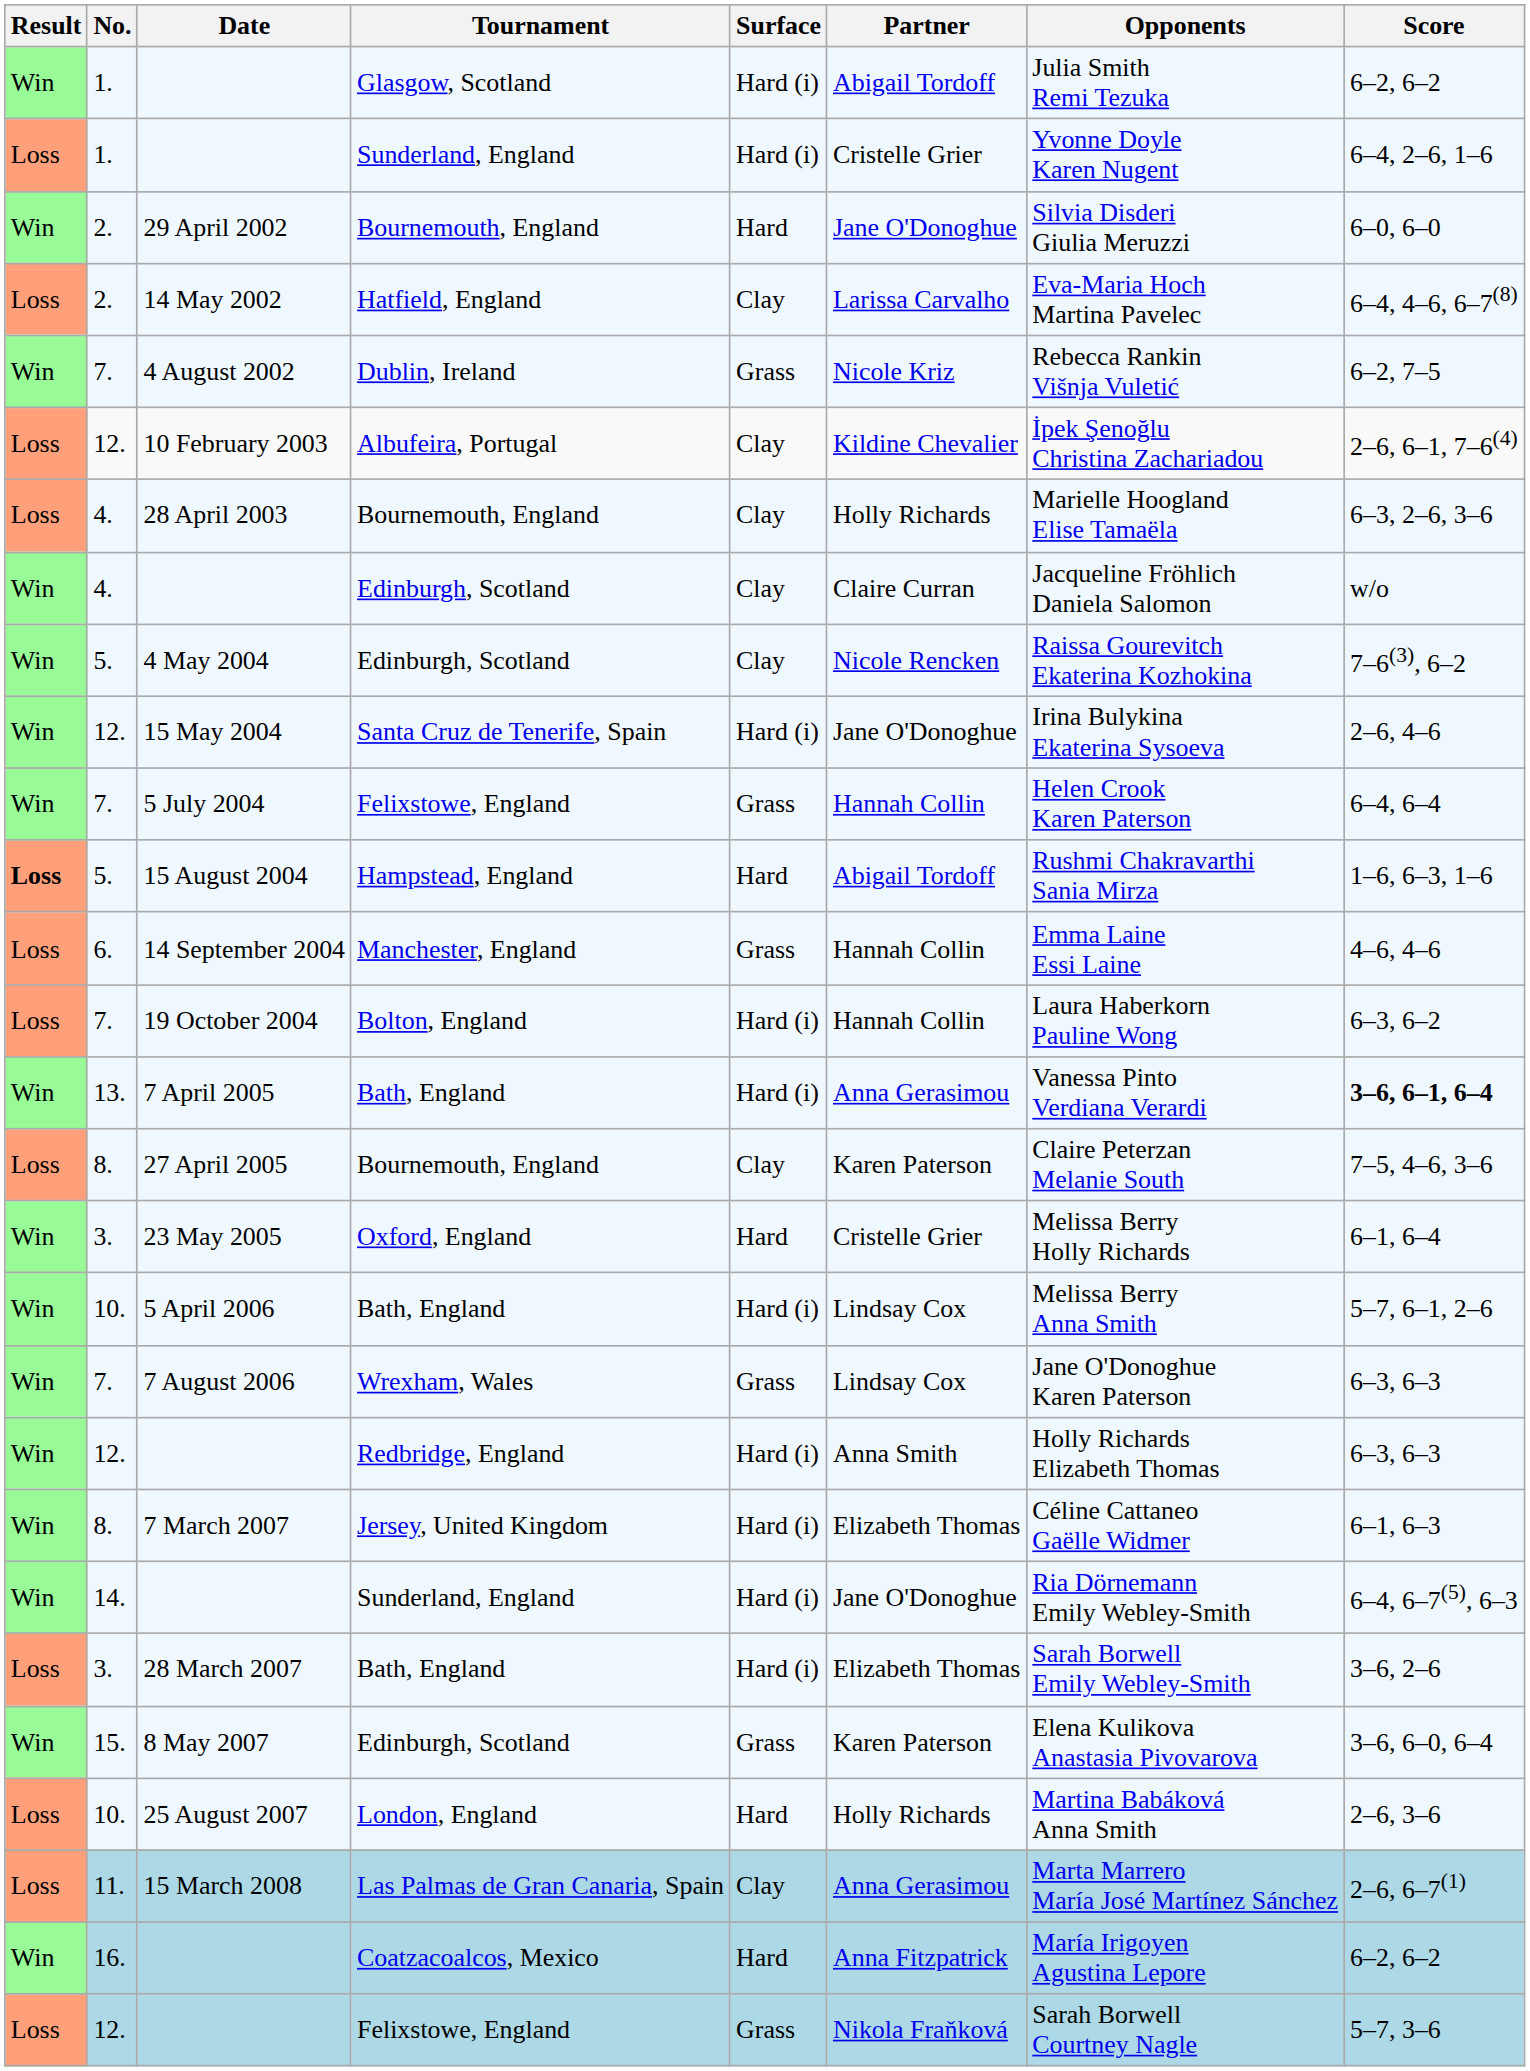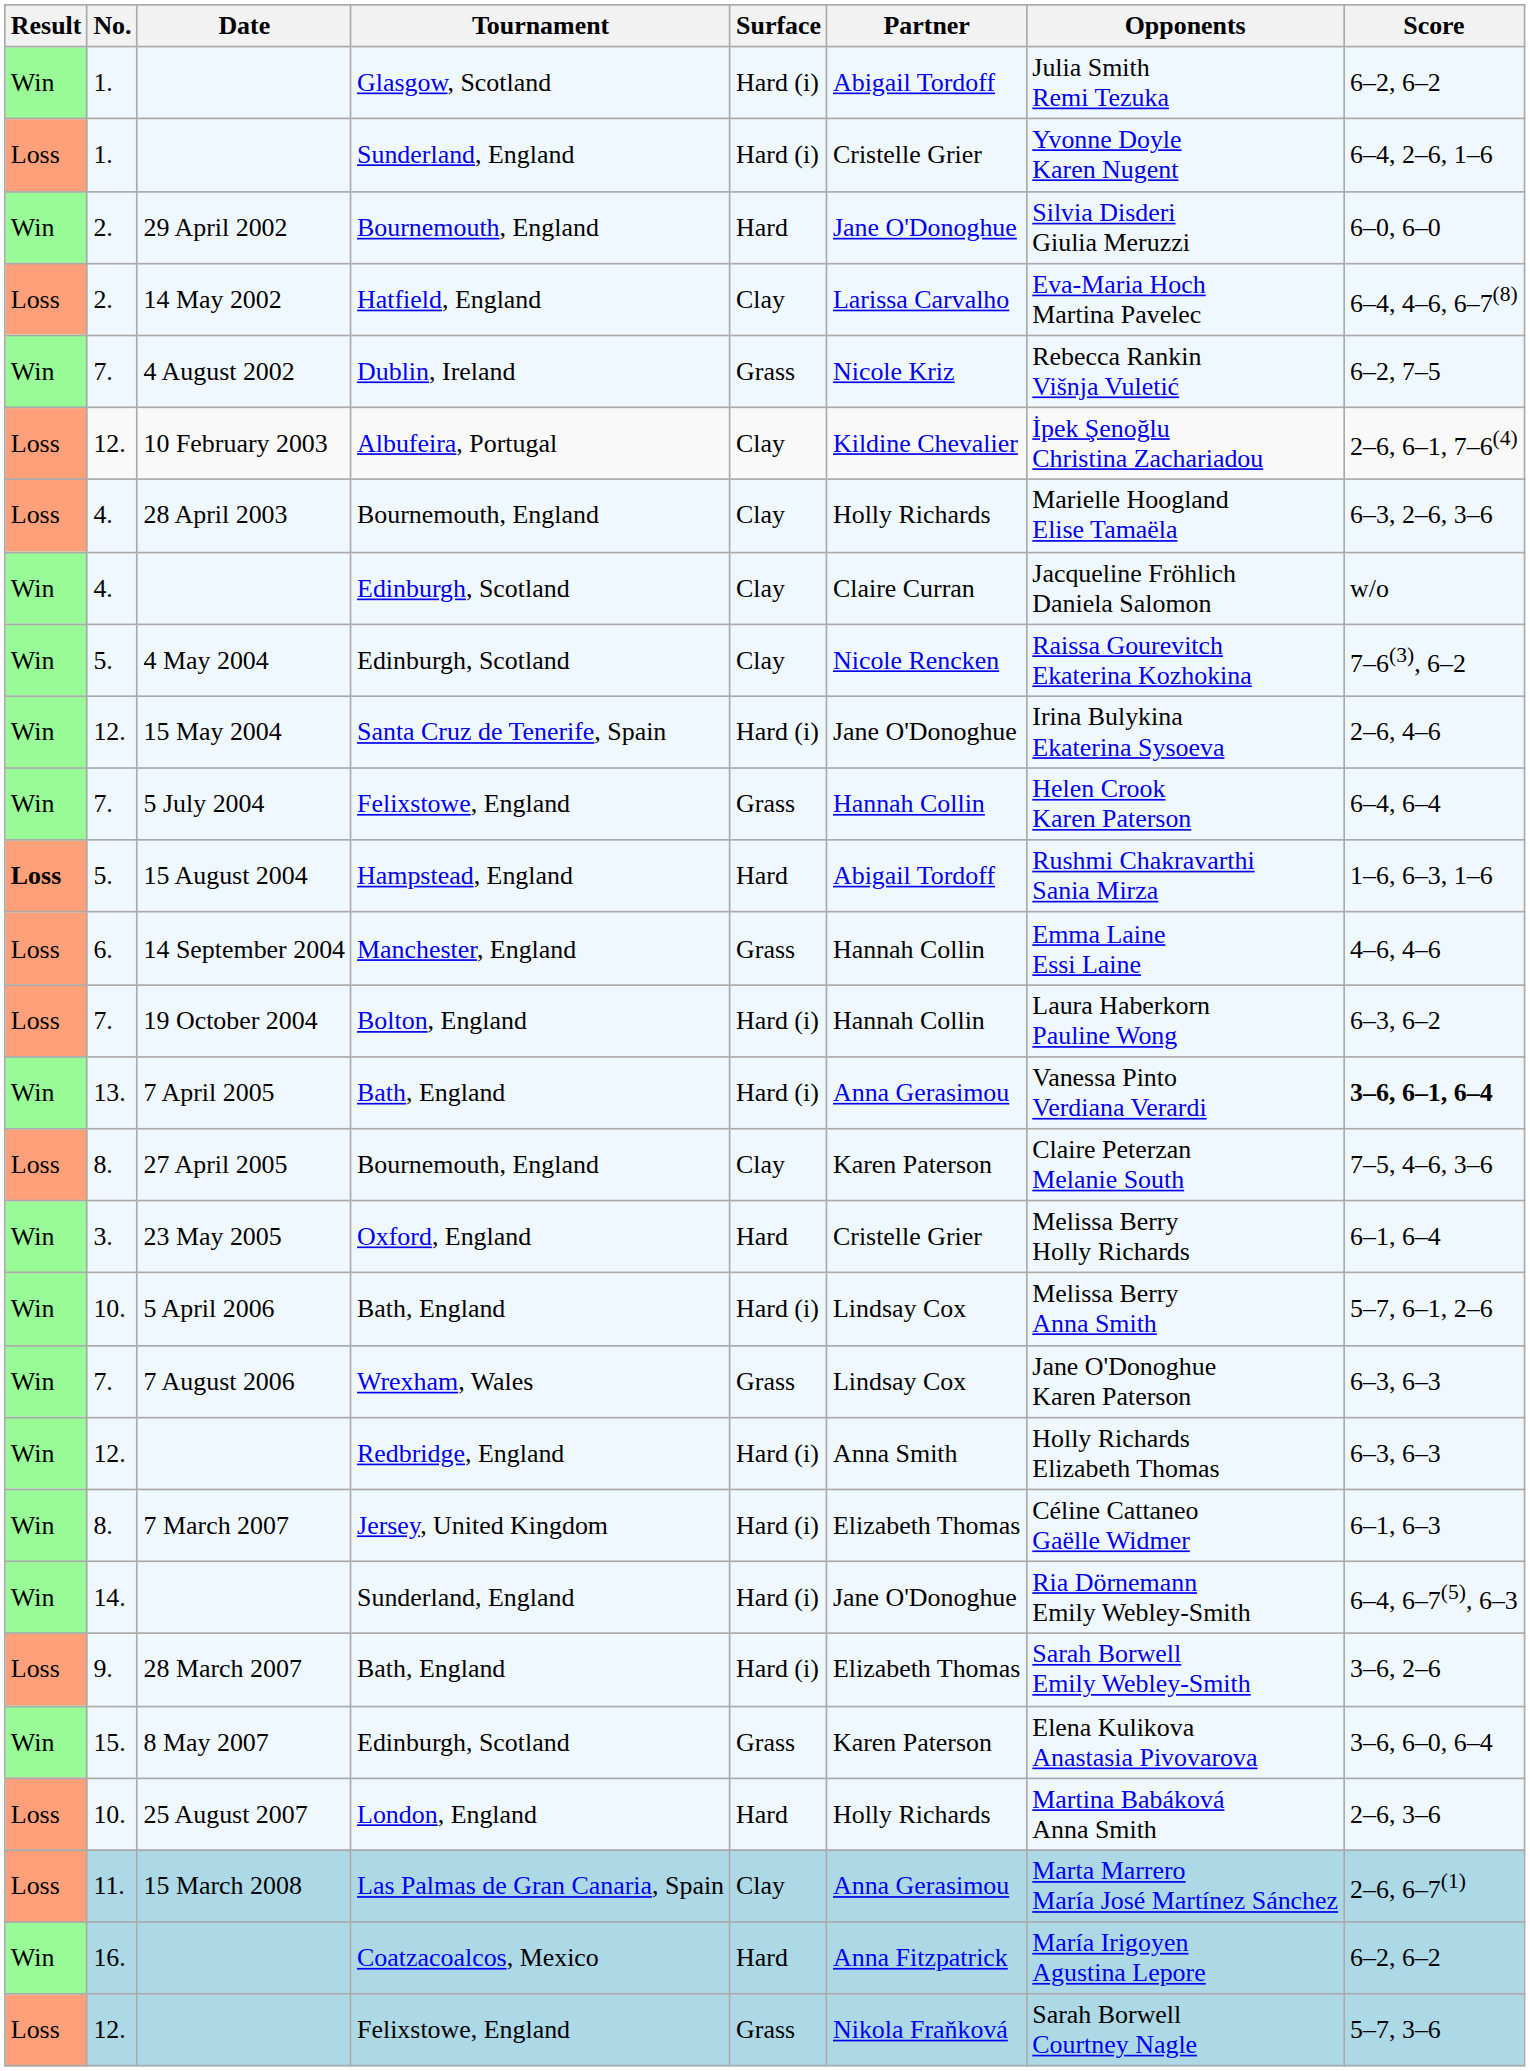(103, 1668) 3. -> (103, 1668) 9.
